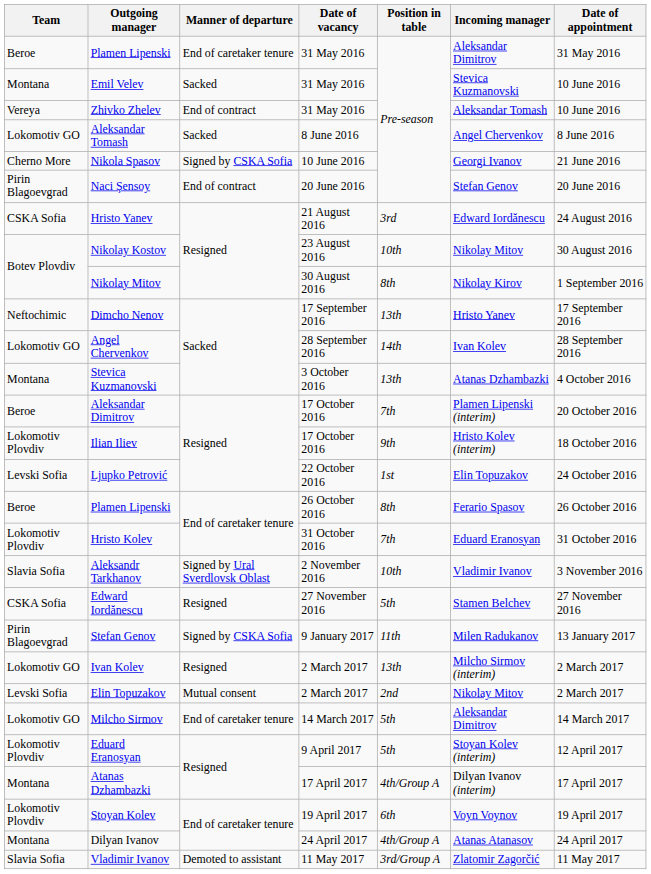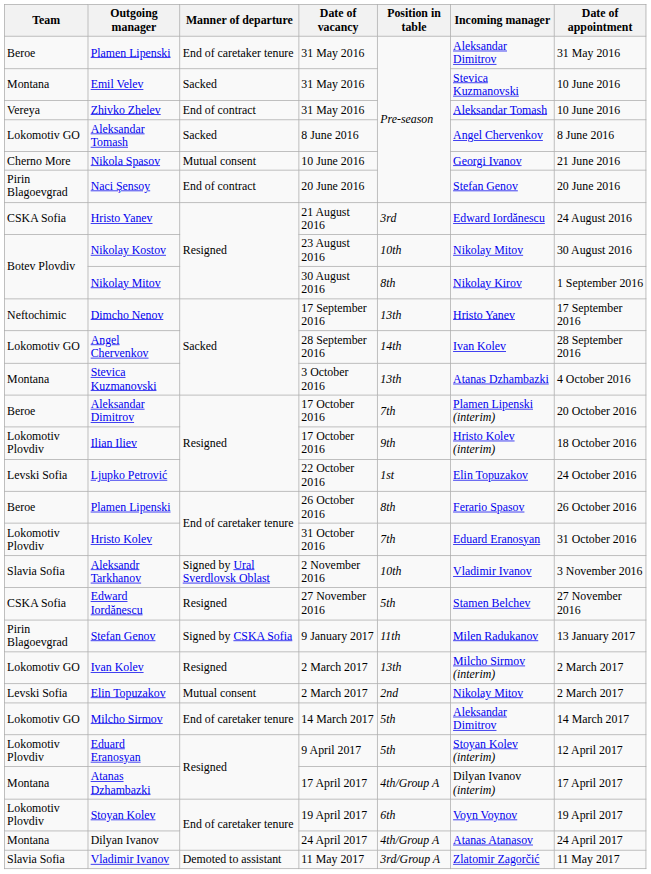(238, 161) Signed by CSKA Sofia -> (219, 161) Mutual consent
